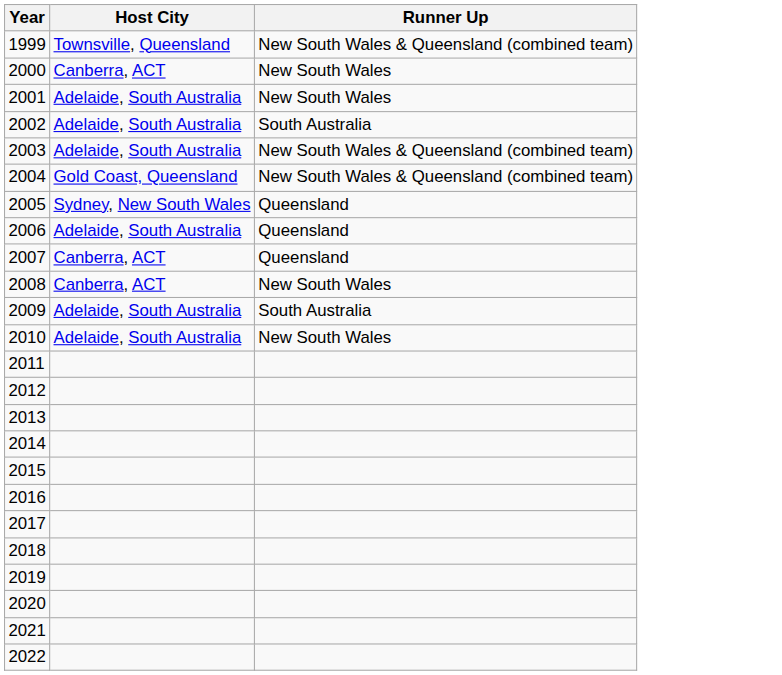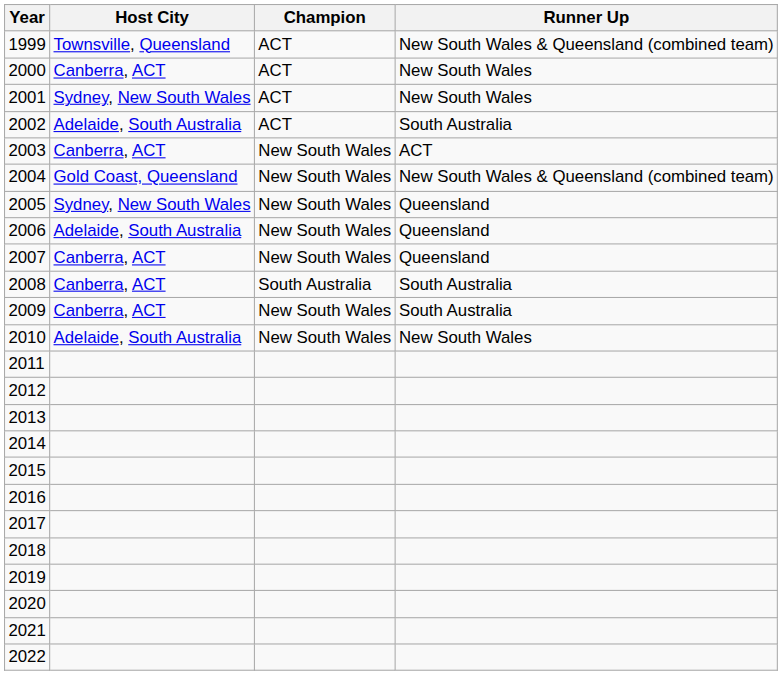+ column: (325, 17)
(147, 97) Adelaide, South Australia -> (152, 97) Sydney, New South Wales
(147, 151) Adelaide, South Australia -> (110, 151) Canberra, ACT
(446, 151) New South Wales & Queensland (combined team) -> (416, 151) ACT
(325, 284) New South Wales -> (455, 284) South Australia
(147, 310) Adelaide, South Australia -> (110, 310) Canberra, ACT
